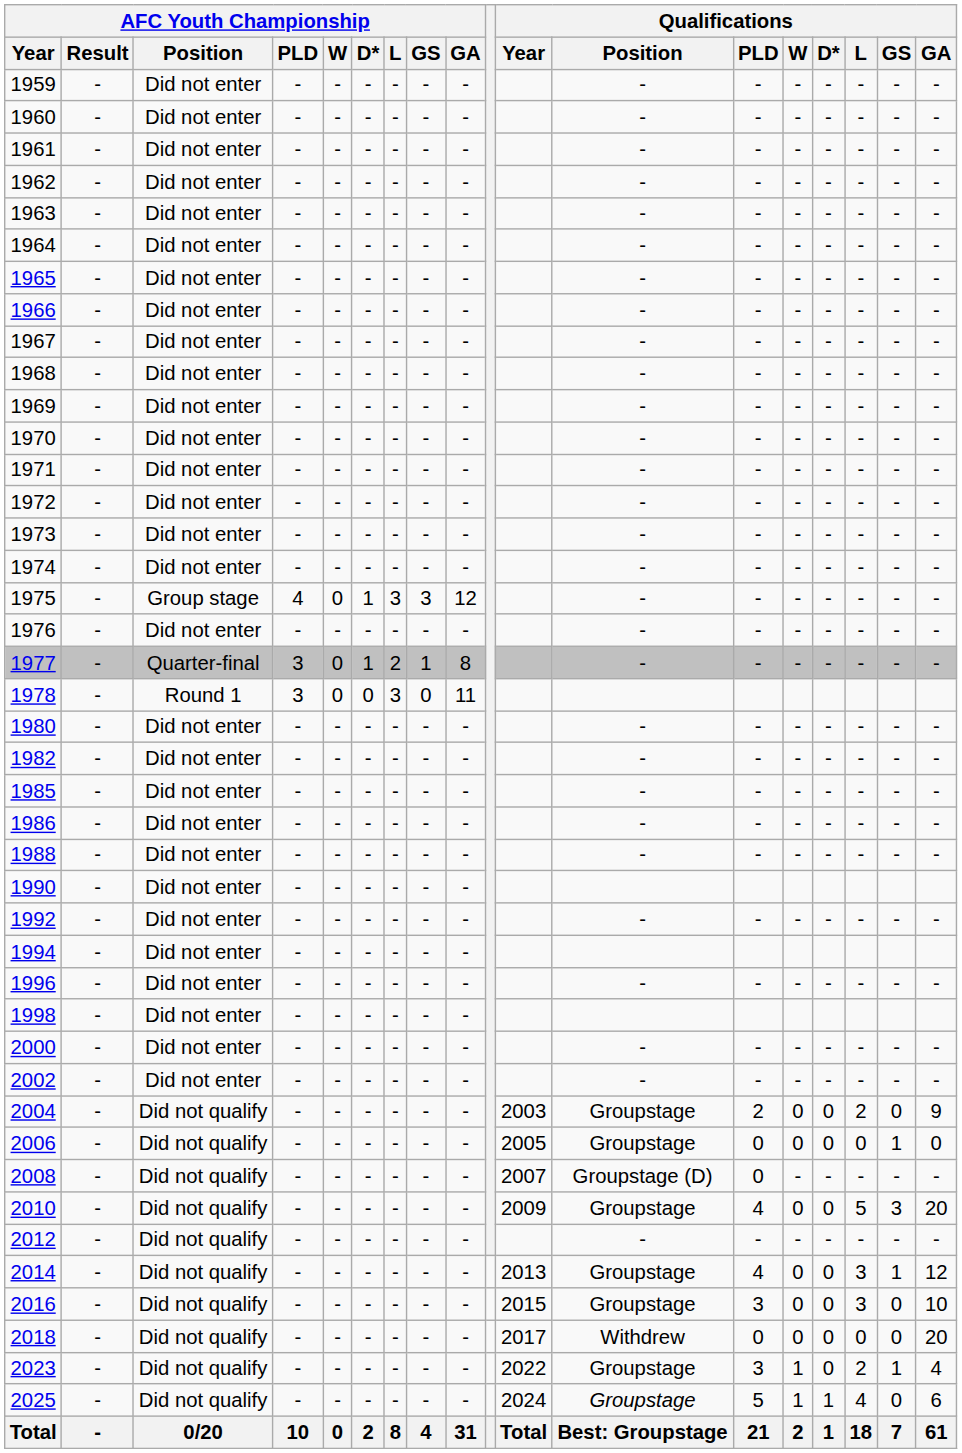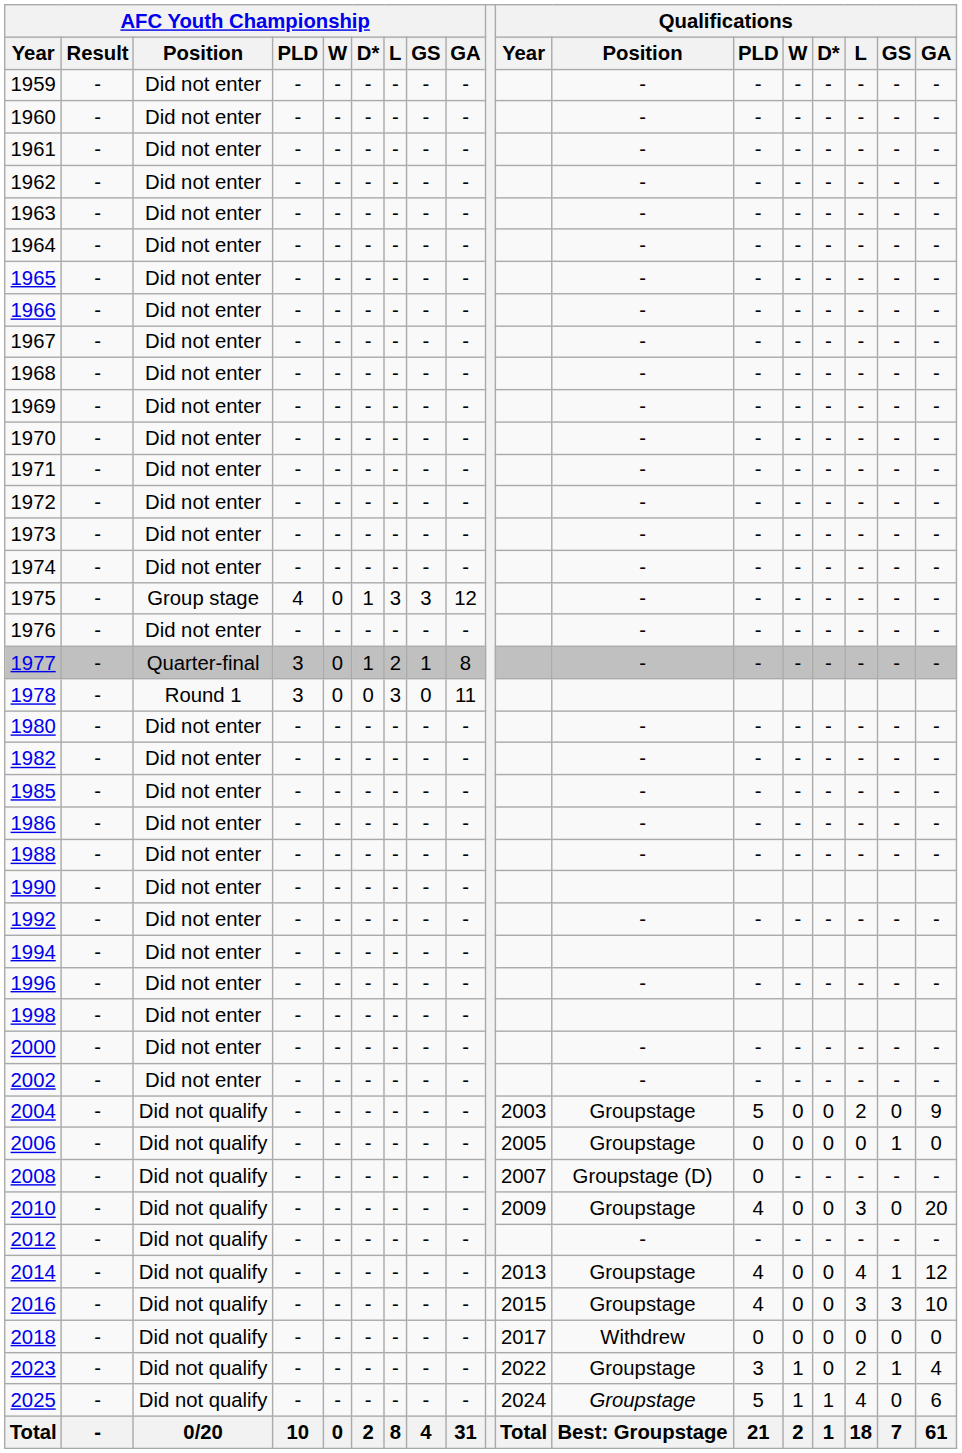(758, 1112) 2 -> (758, 1112) 5
(861, 1208) 5 -> (861, 1208) 3
(897, 1208) 3 -> (897, 1208) 0
(861, 1272) 3 -> (861, 1272) 4
(758, 1304) 3 -> (758, 1304) 4
(897, 1304) 0 -> (897, 1304) 3
(936, 1336) 20 -> (936, 1336) 0
